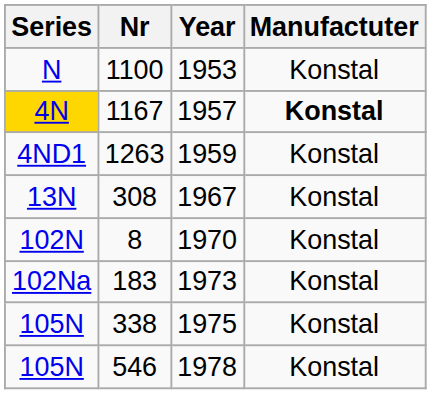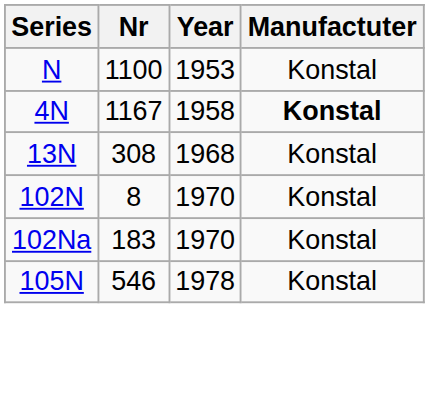(52, 112) gold background -> (52, 112) no background
(207, 112) 1957 -> (205, 112) 1958
- row: (135, 154)
(207, 197) 1967 -> (205, 154) 1968
(207, 282) 1973 -> (205, 239) 1970
- row: (135, 324)
